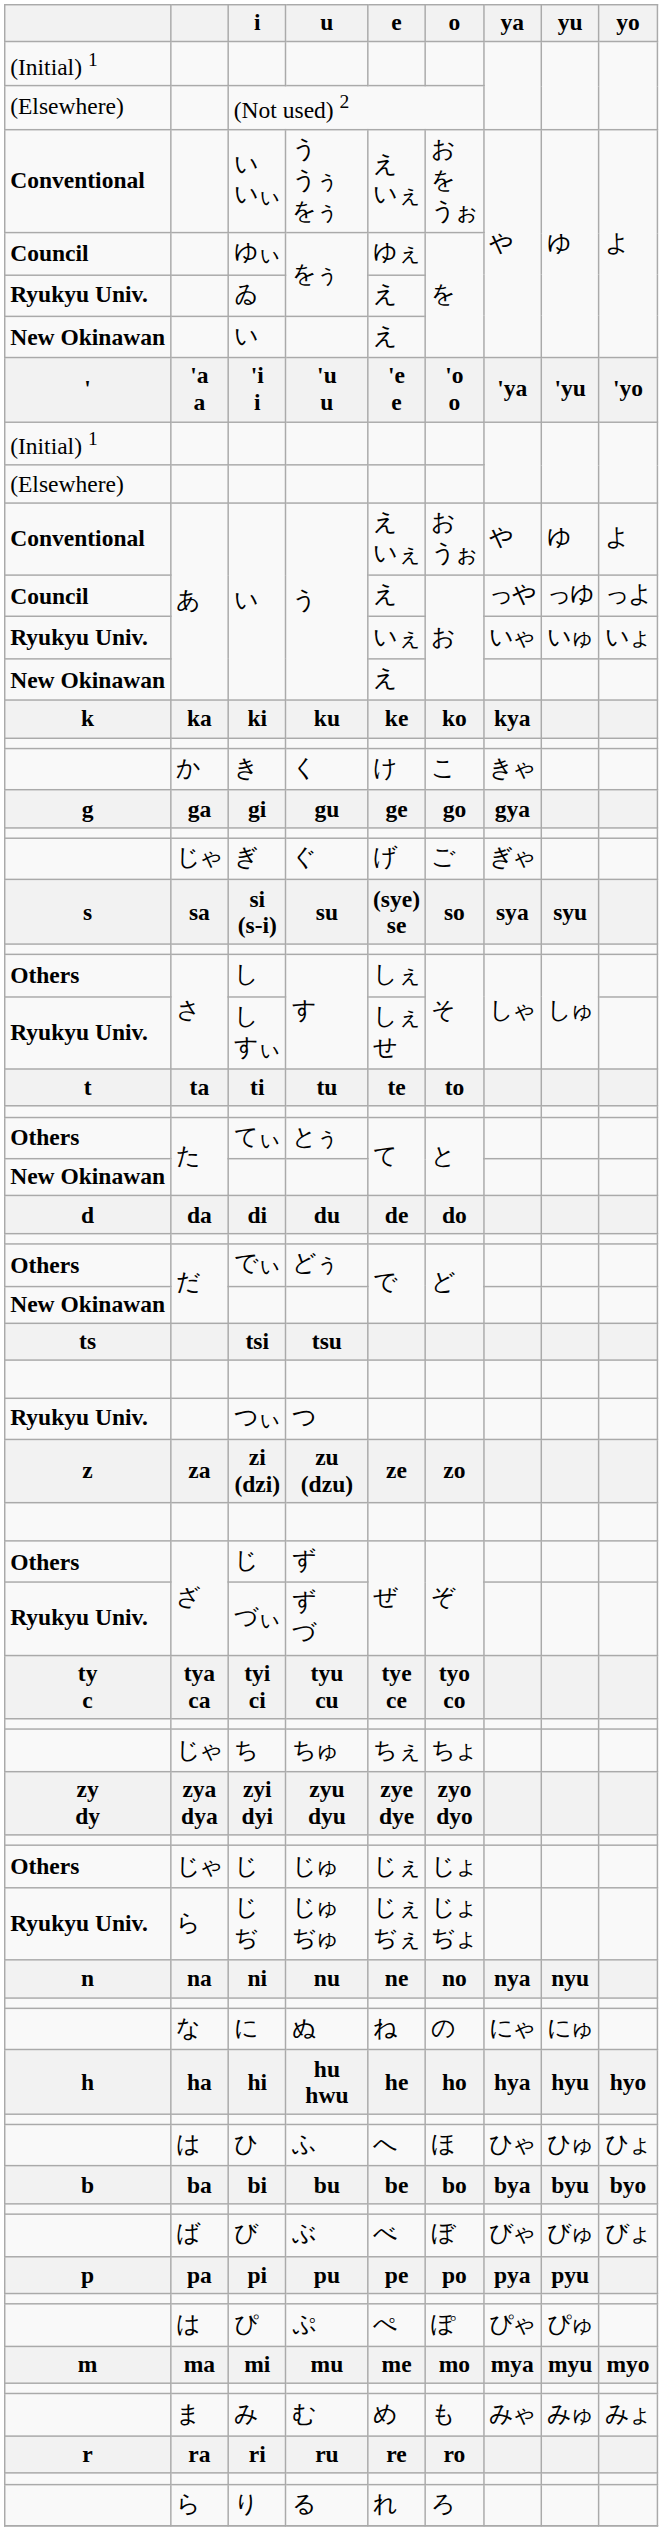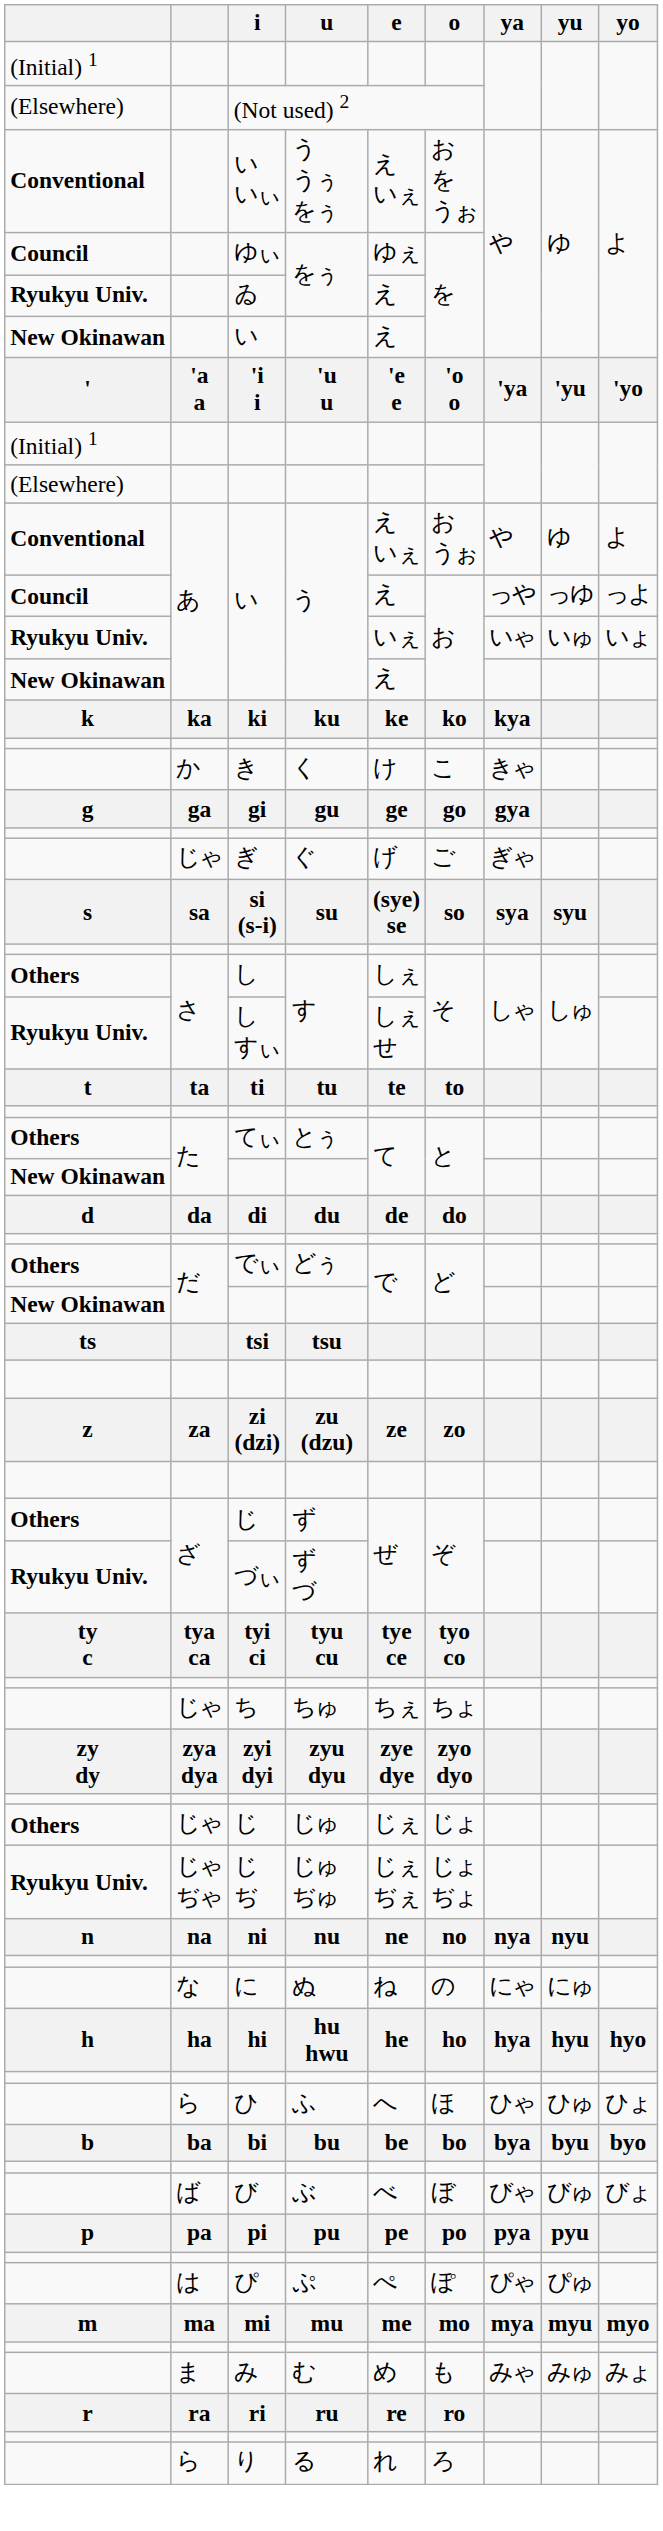- row: (79, 1418)
(188, 1922) ら -> (199, 1881) じゃ ぢゃ
(188, 2144) は -> (188, 2102) ら
